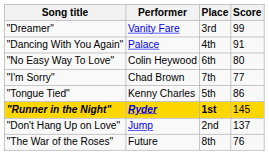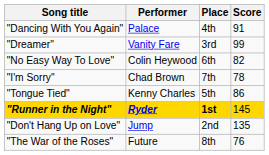rows swapped: (30, 28) <-> (65, 45)
(239, 61) 80 -> (239, 61) 82
(239, 77) 77 -> (239, 77) 78
(242, 126) 137 -> (242, 126) 135
